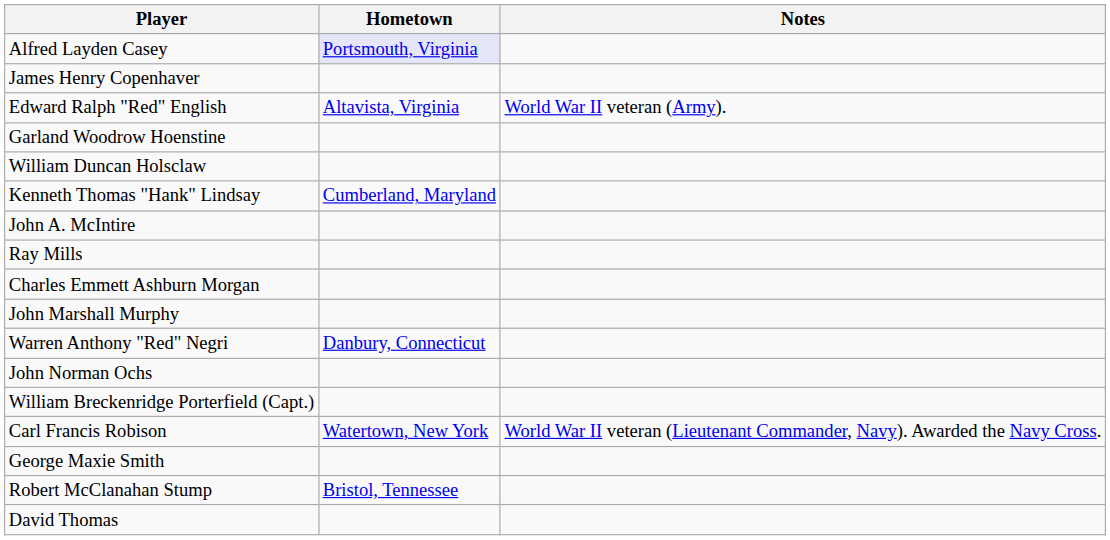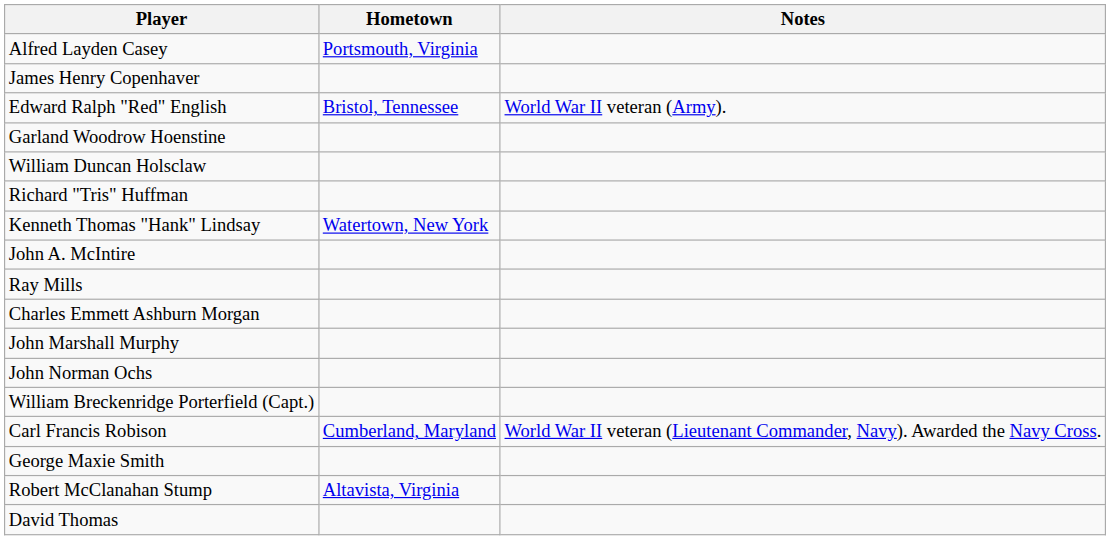(400, 48) lavender background -> (400, 48) no background
(391, 107) Altavista, Virginia -> (391, 107) Bristol, Tennessee
+ row: (98, 195)
(409, 195) Cumberland, Maryland -> (406, 225) Watertown, New York
- row: (119, 343)
(406, 431) Watertown, New York -> (409, 431) Cumberland, Maryland
(391, 490) Bristol, Tennessee -> (391, 490) Altavista, Virginia
